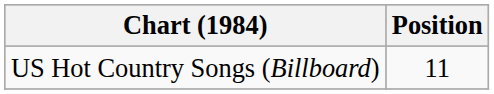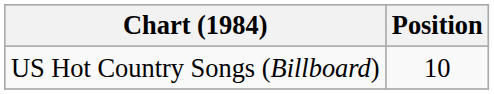(437, 67) 11 -> (437, 67) 10
